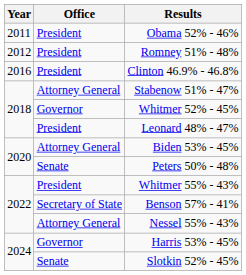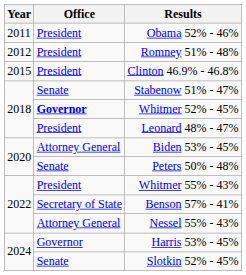(19, 71) 2016 -> (19, 71) 2015
(78, 90) Attorney General -> (53, 90) Senate
(60, 109) normal -> (62, 109) bold
